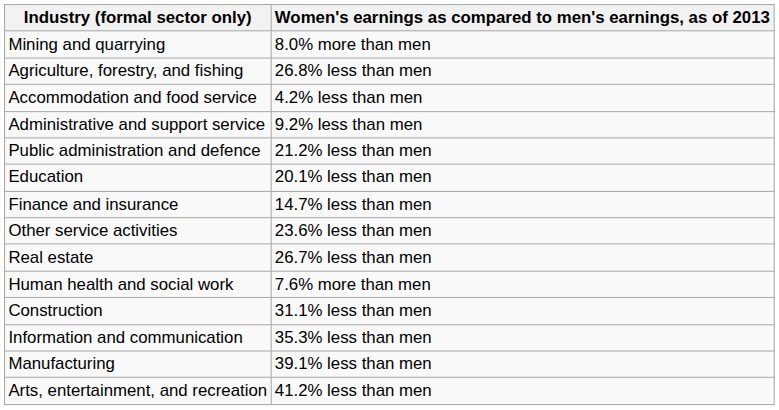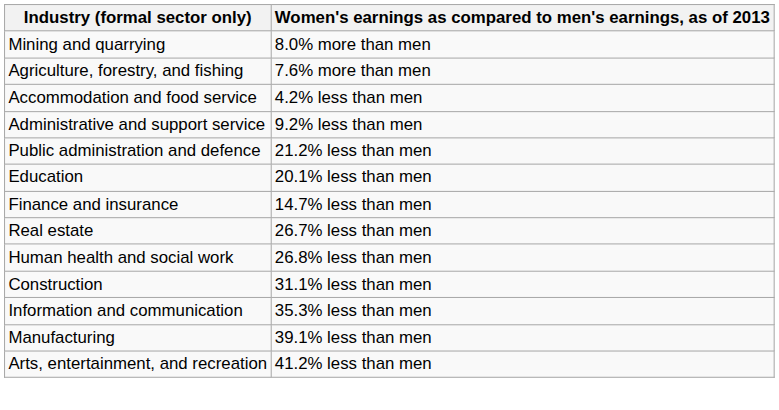(353, 71) 26.8% less than men -> (353, 71) 7.6% more than men
- row: (93, 230)
(353, 284) 7.6% more than men -> (353, 257) 26.8% less than men
